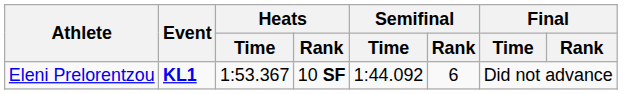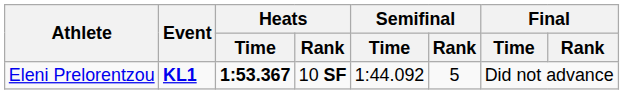(255, 76) normal -> (255, 76) bold
(453, 76) 6 -> (454, 76) 5
